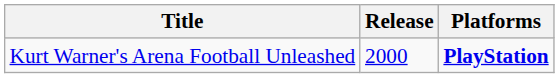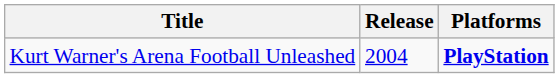(386, 55) 2000 -> (386, 55) 2004
